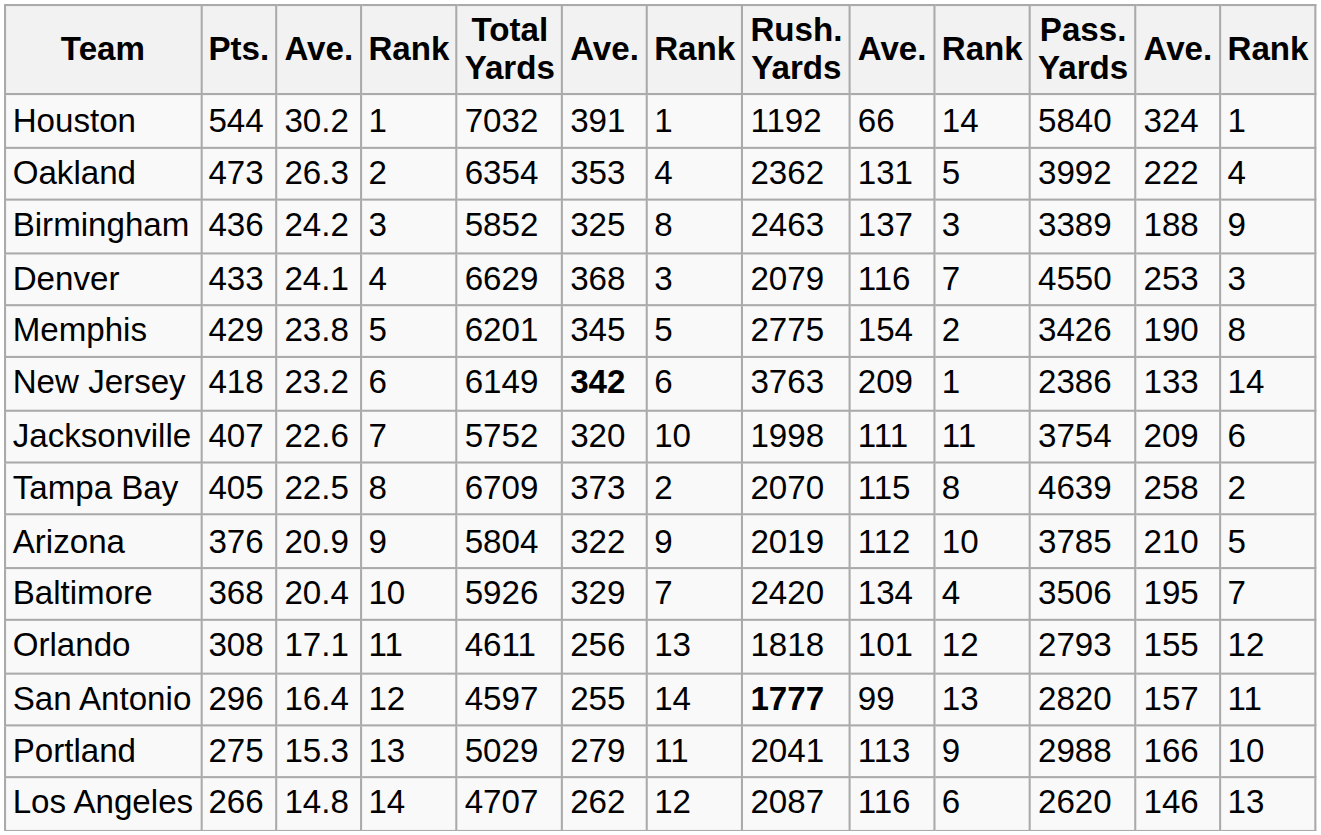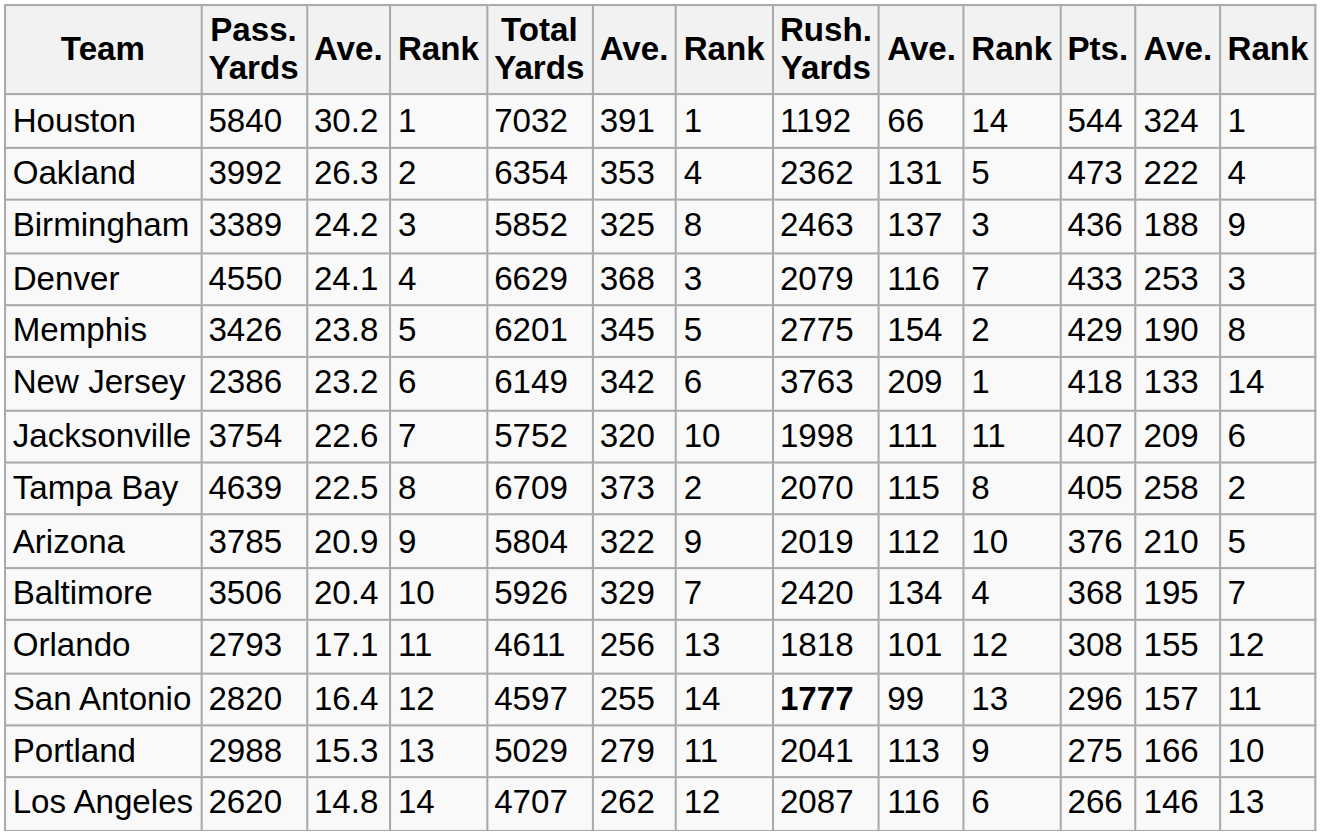columns swapped: (239, 49) <-> (1083, 49)
(598, 383) bold -> (627, 383) normal
